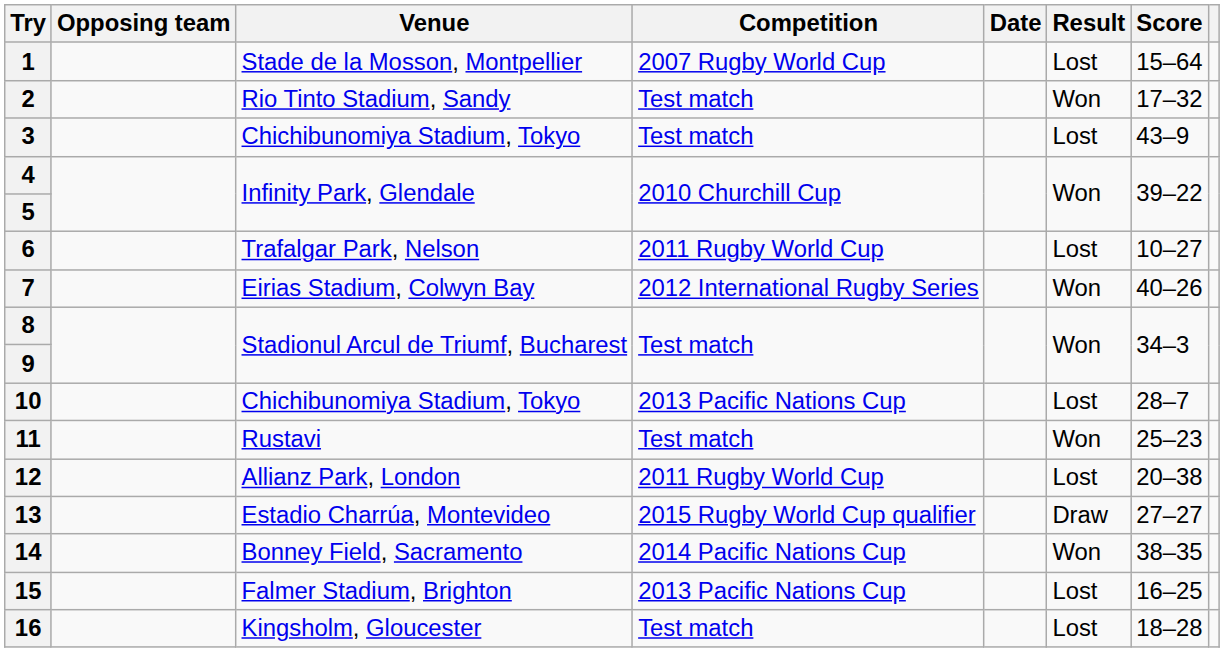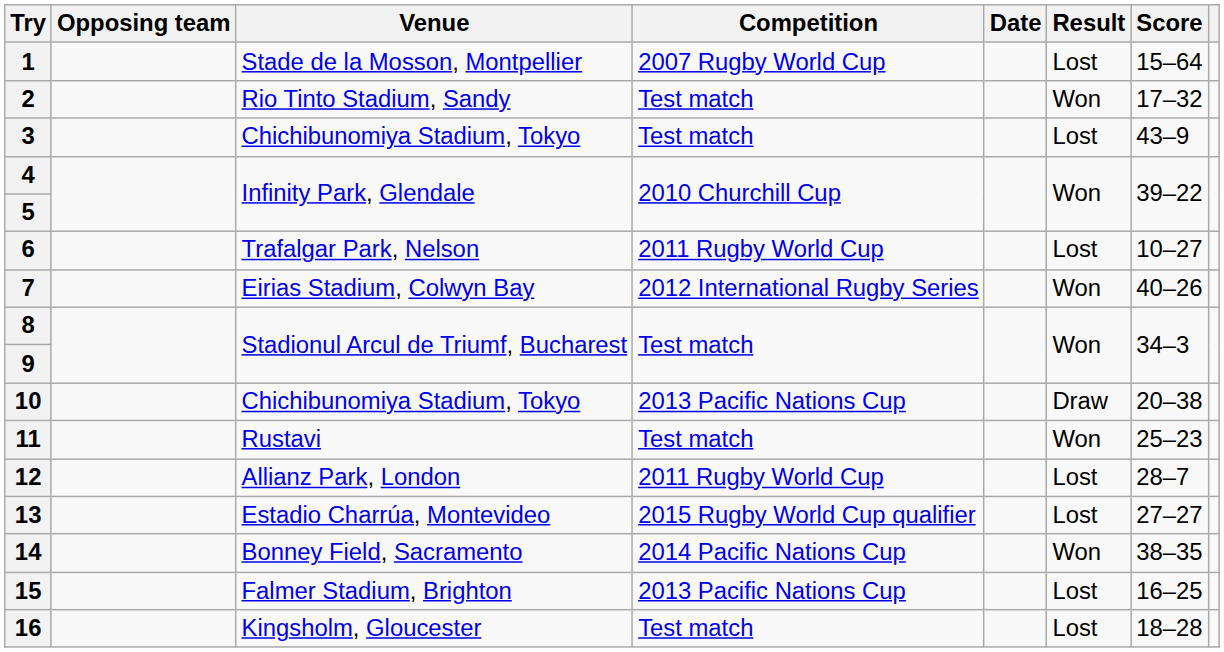(1075, 401) Lost -> (1080, 401) Draw
(1163, 401) 28–7 -> (1169, 401) 20–38
(1169, 477) 20–38 -> (1163, 477) 28–7
(1080, 514) Draw -> (1075, 514) Lost
